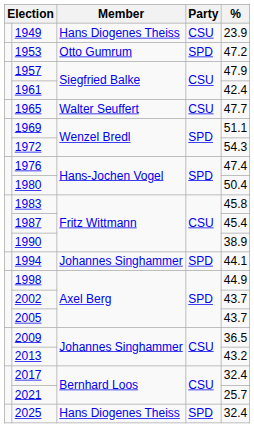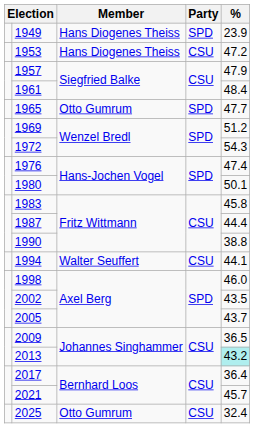(201, 33) CSU -> (201, 33) SPD
(96, 52) Otto Gumrum -> (120, 52) Hans Diogenes Theiss
(201, 52) SPD -> (201, 52) CSU
(236, 90) 42.4 -> (236, 90) 48.4
(99, 109) Walter Seuffert -> (96, 109) Otto Gumrum
(201, 109) CSU -> (201, 109) SPD
(236, 128) 51.1 -> (236, 128) 51.2
(236, 185) 50.4 -> (236, 185) 50.1
(236, 223) 45.4 -> (236, 223) 44.4
(236, 242) 38.9 -> (236, 242) 38.8
(121, 261) Johannes Singhammer -> (99, 261) Walter Seuffert
(201, 261) SPD -> (201, 261) CSU
(236, 280) 44.9 -> (236, 280) 46.0
(236, 299) 43.7 -> (236, 299) 43.5
(236, 356) no background -> (236, 356) paleturquoise background
(236, 375) 32.4 -> (236, 375) 36.4
(236, 394) 25.7 -> (236, 394) 45.7
(120, 413) Hans Diogenes Theiss -> (96, 413) Otto Gumrum
(201, 413) SPD -> (201, 413) CSU
